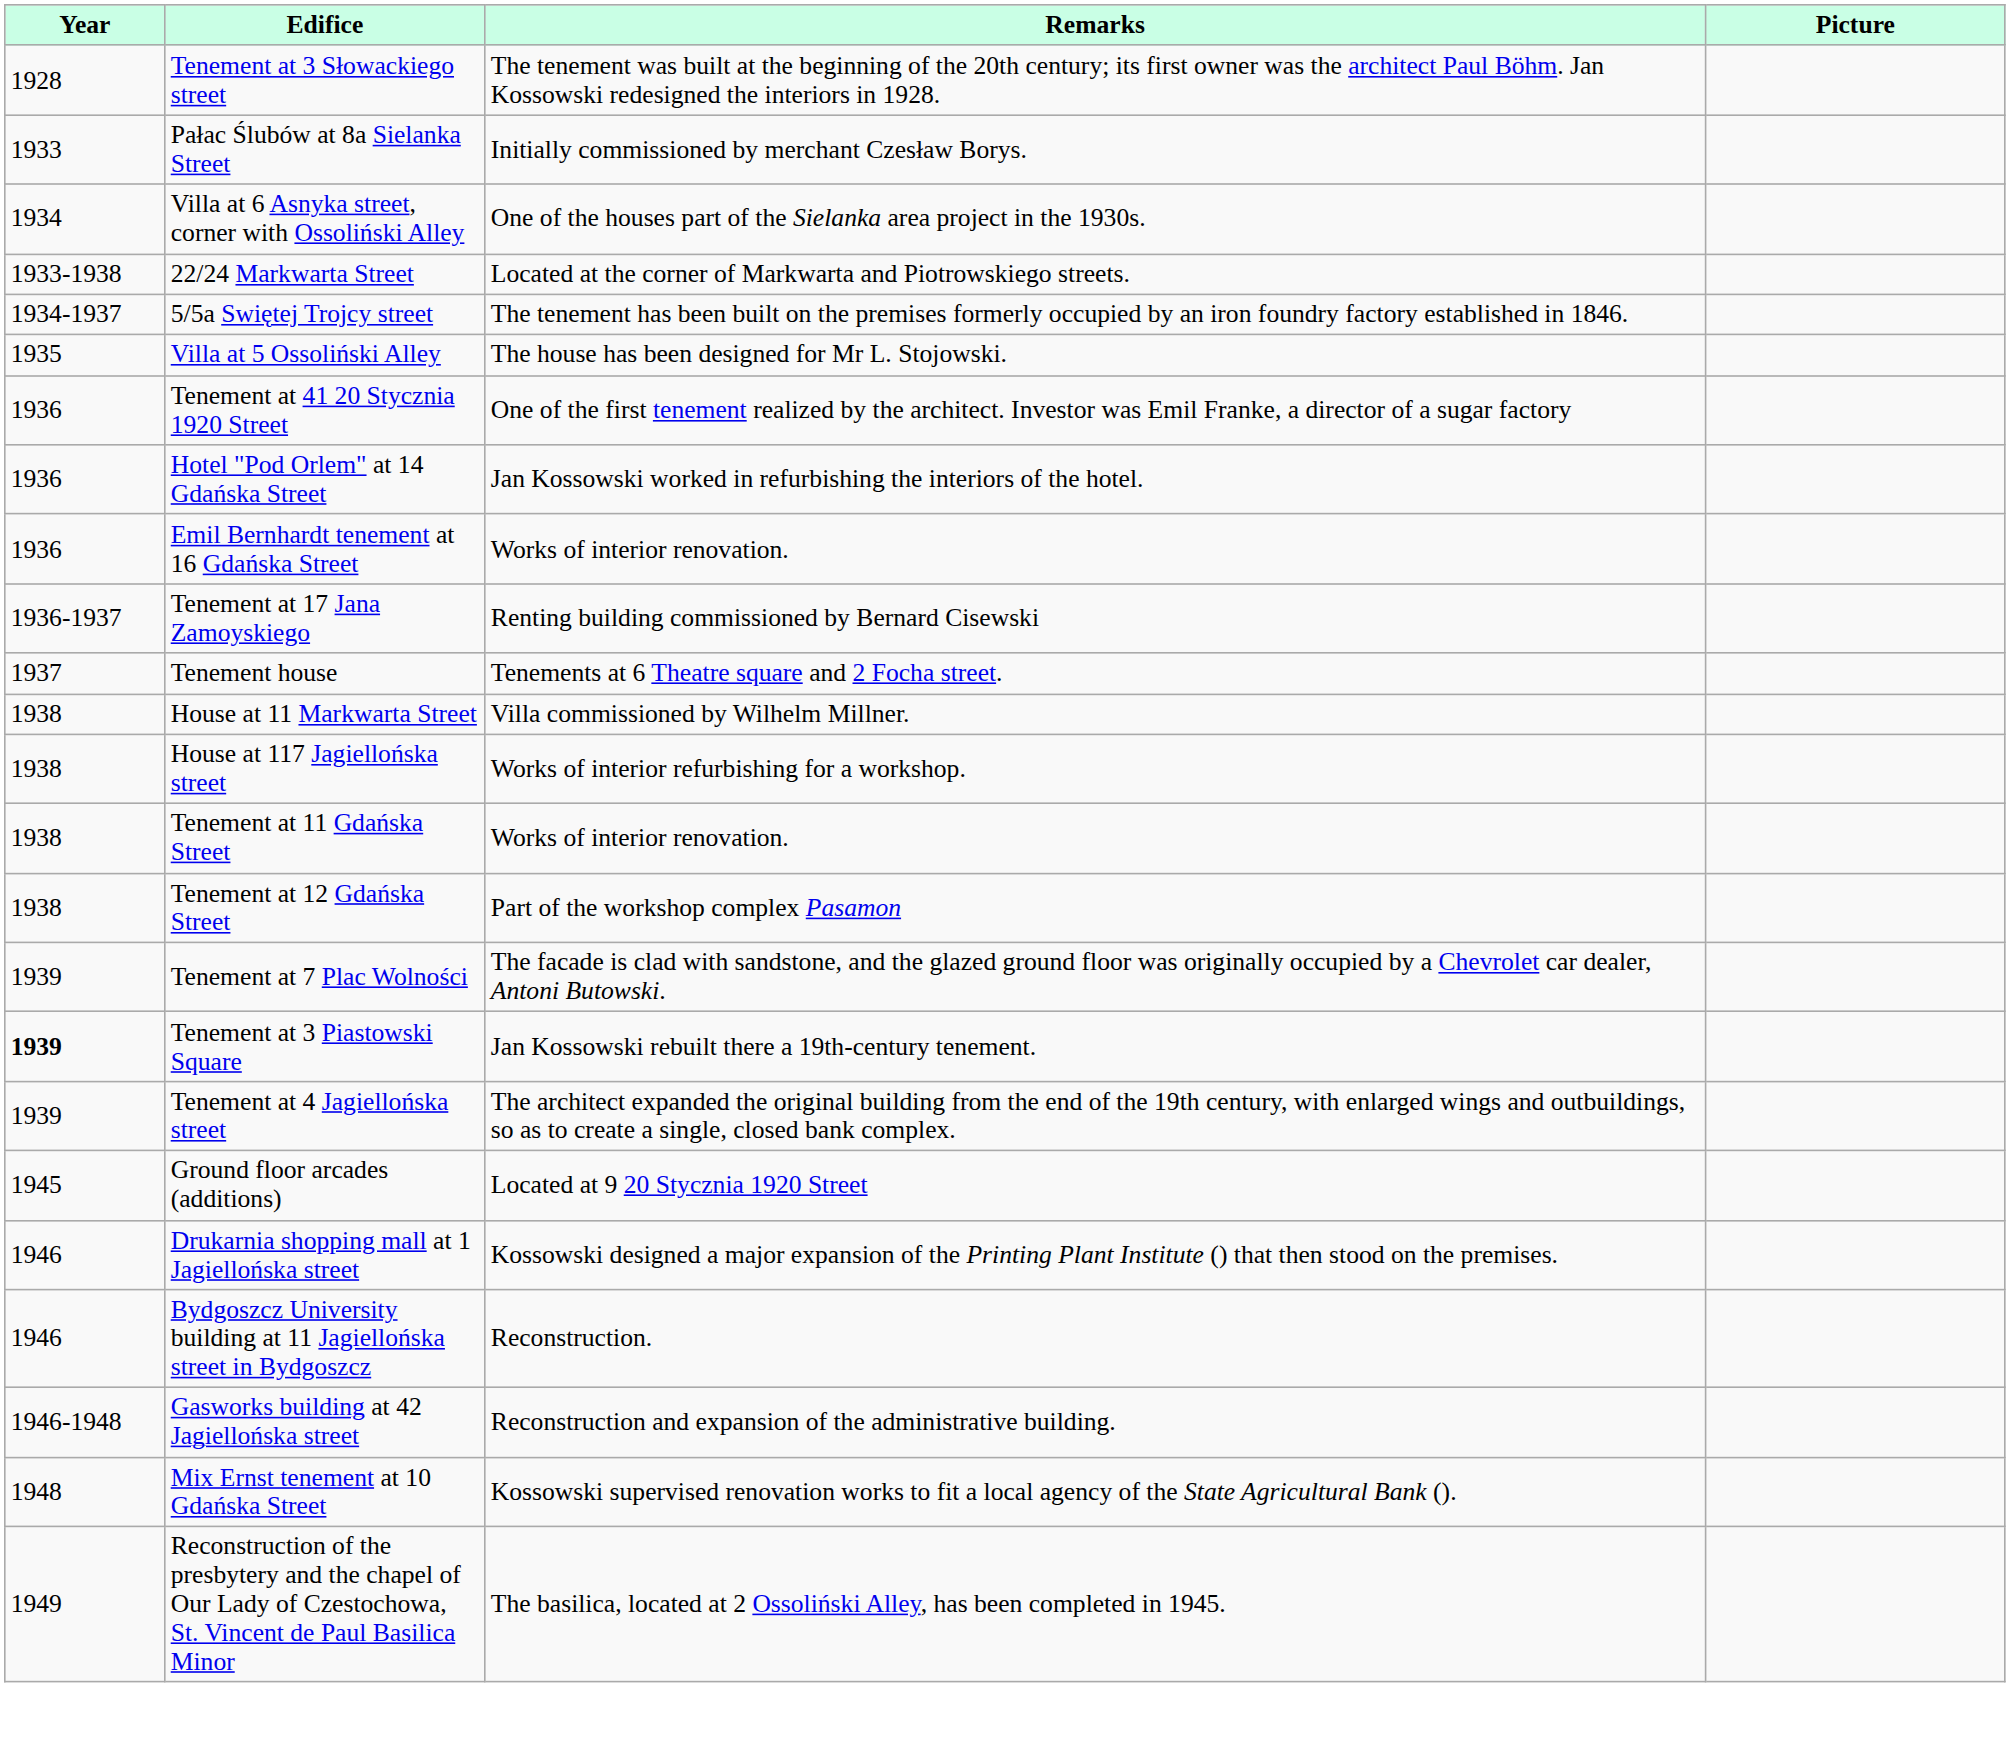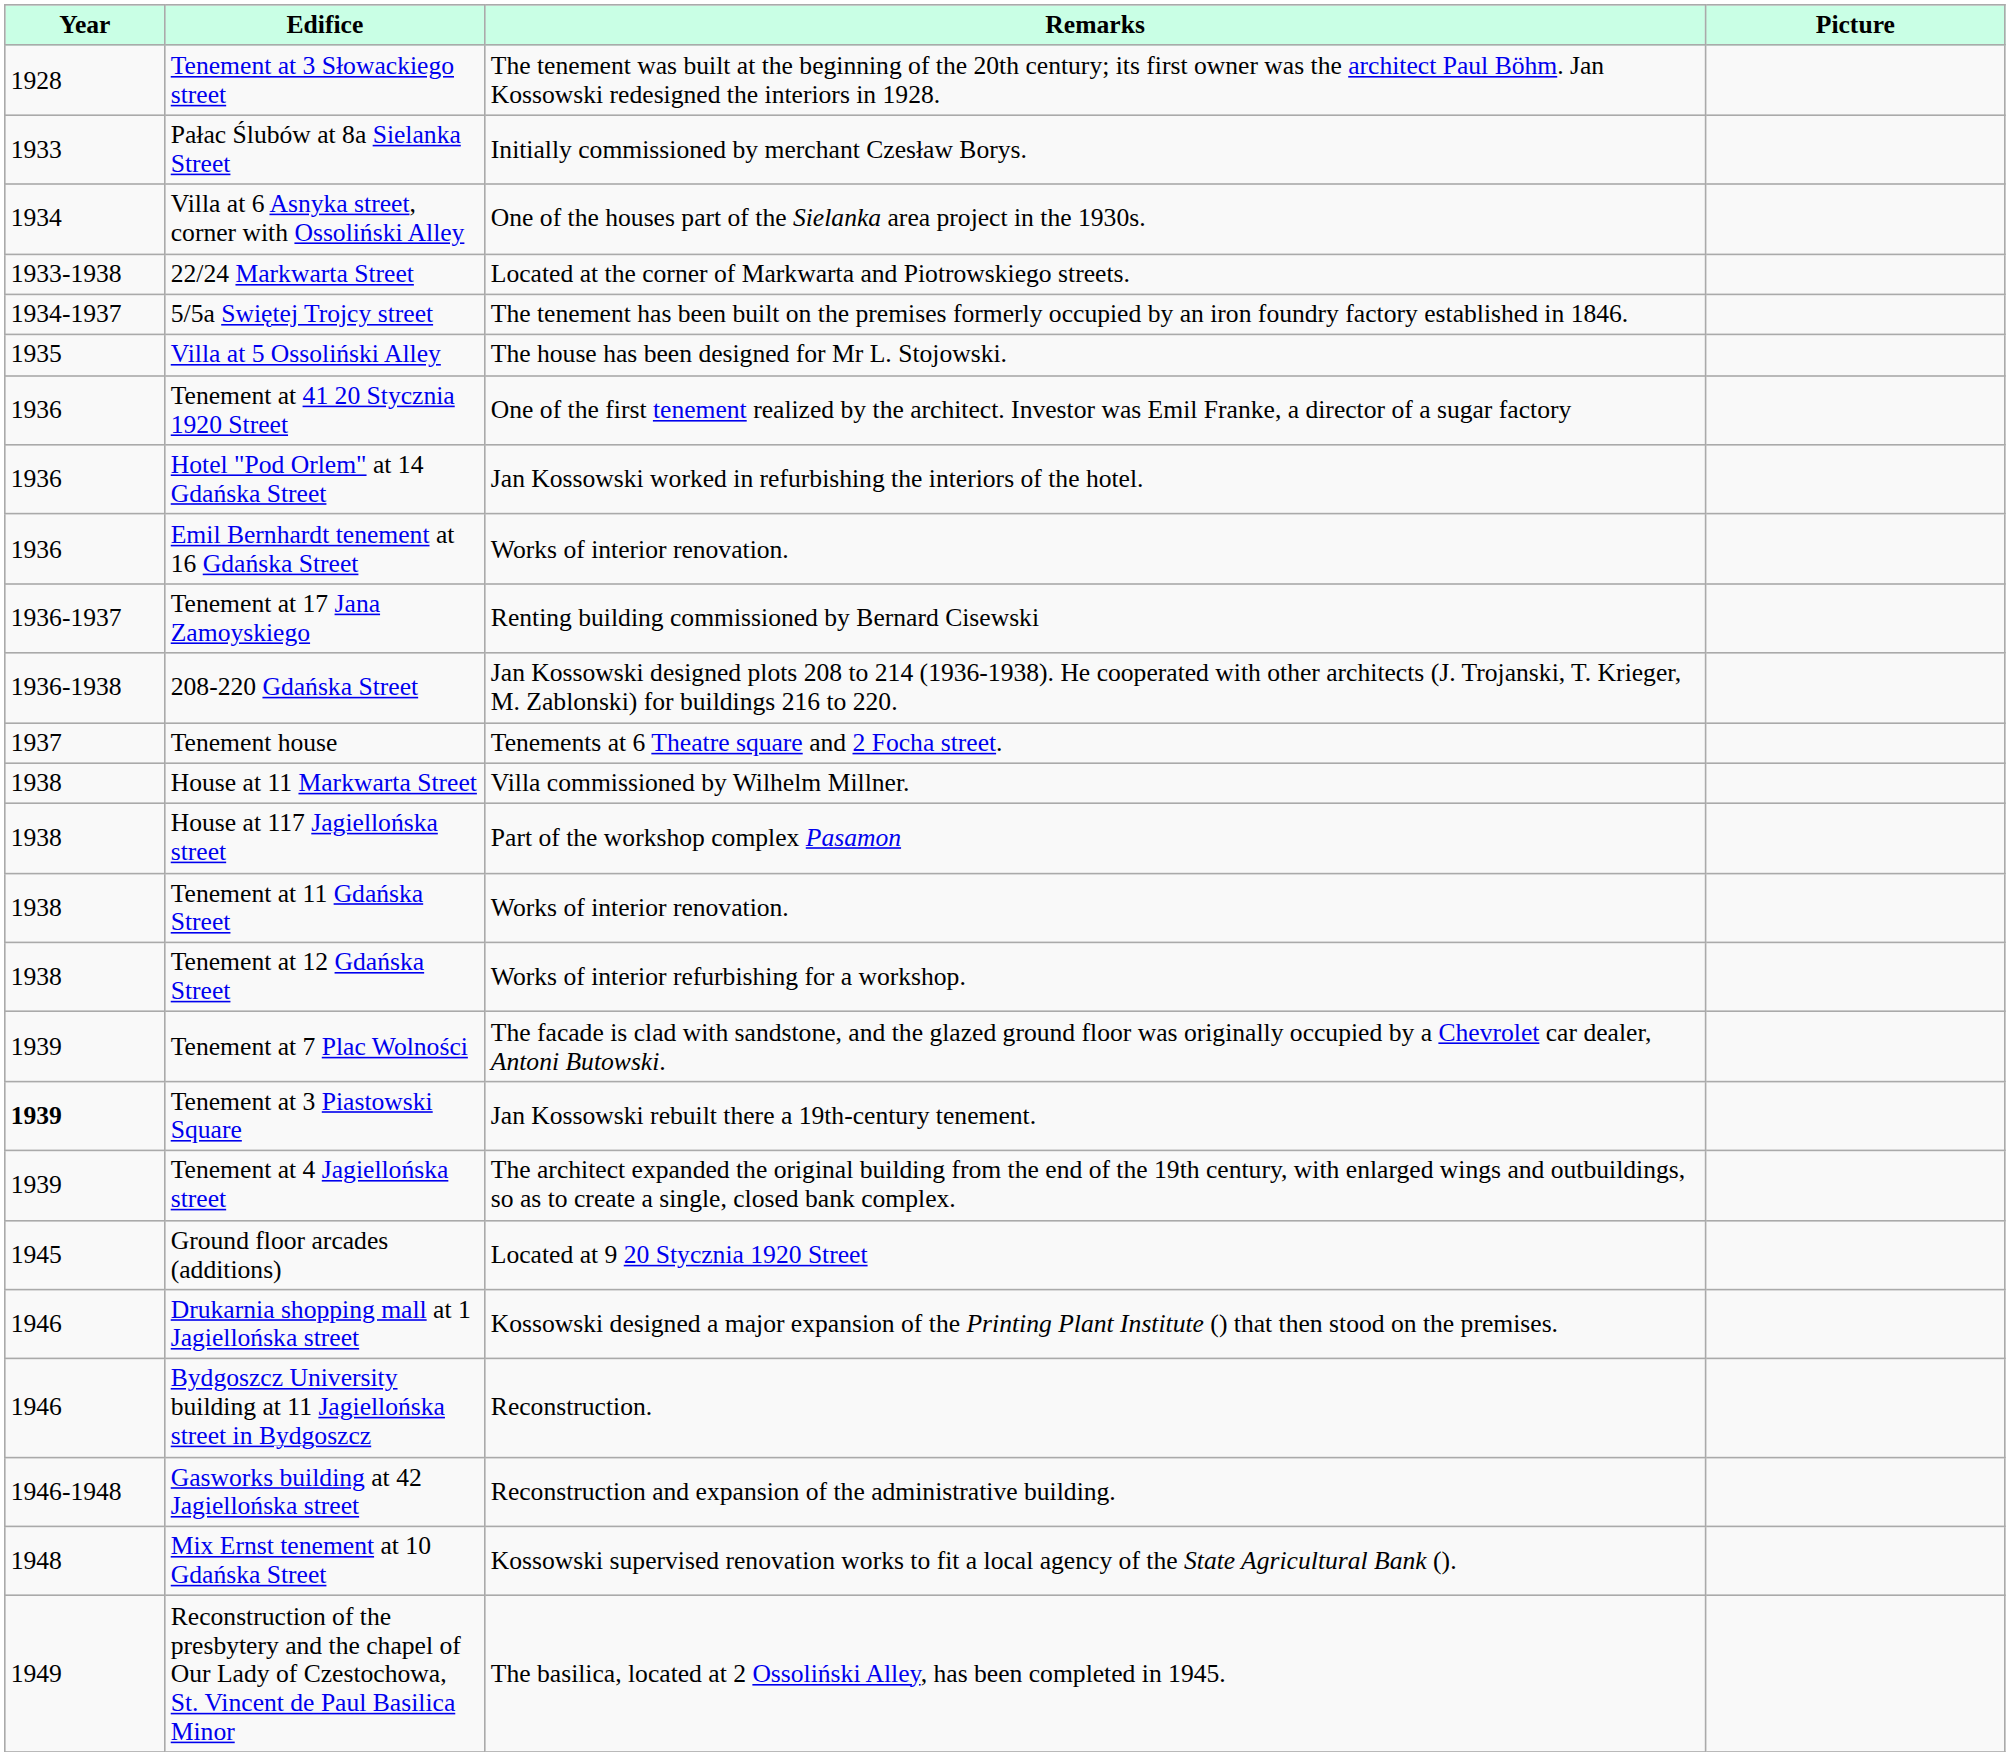+ row: (294, 687)
(728, 768) Works of interior refurbishing for a workshop. -> (696, 838) Part of the workshop complex Pasamon
(696, 907) Part of the workshop complex Pasamon -> (728, 976) Works of interior refurbishing for a workshop.
